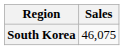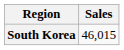(99, 34) 46,075 -> (99, 34) 46,015
